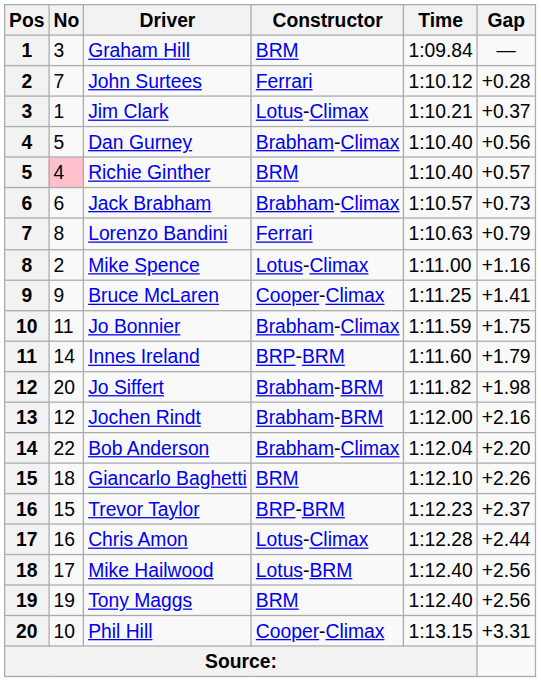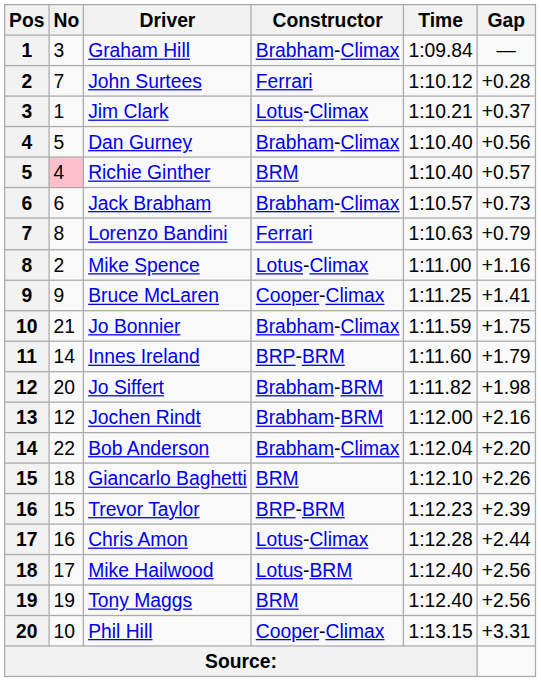(277, 51) BRM -> (328, 51) Brabham-Climax
(63, 326) 11 -> (64, 326) 21
(506, 509) +2.37 -> (506, 509) +2.39
